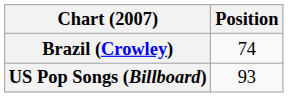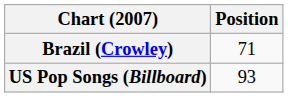(247, 48) 74 -> (247, 48) 71
